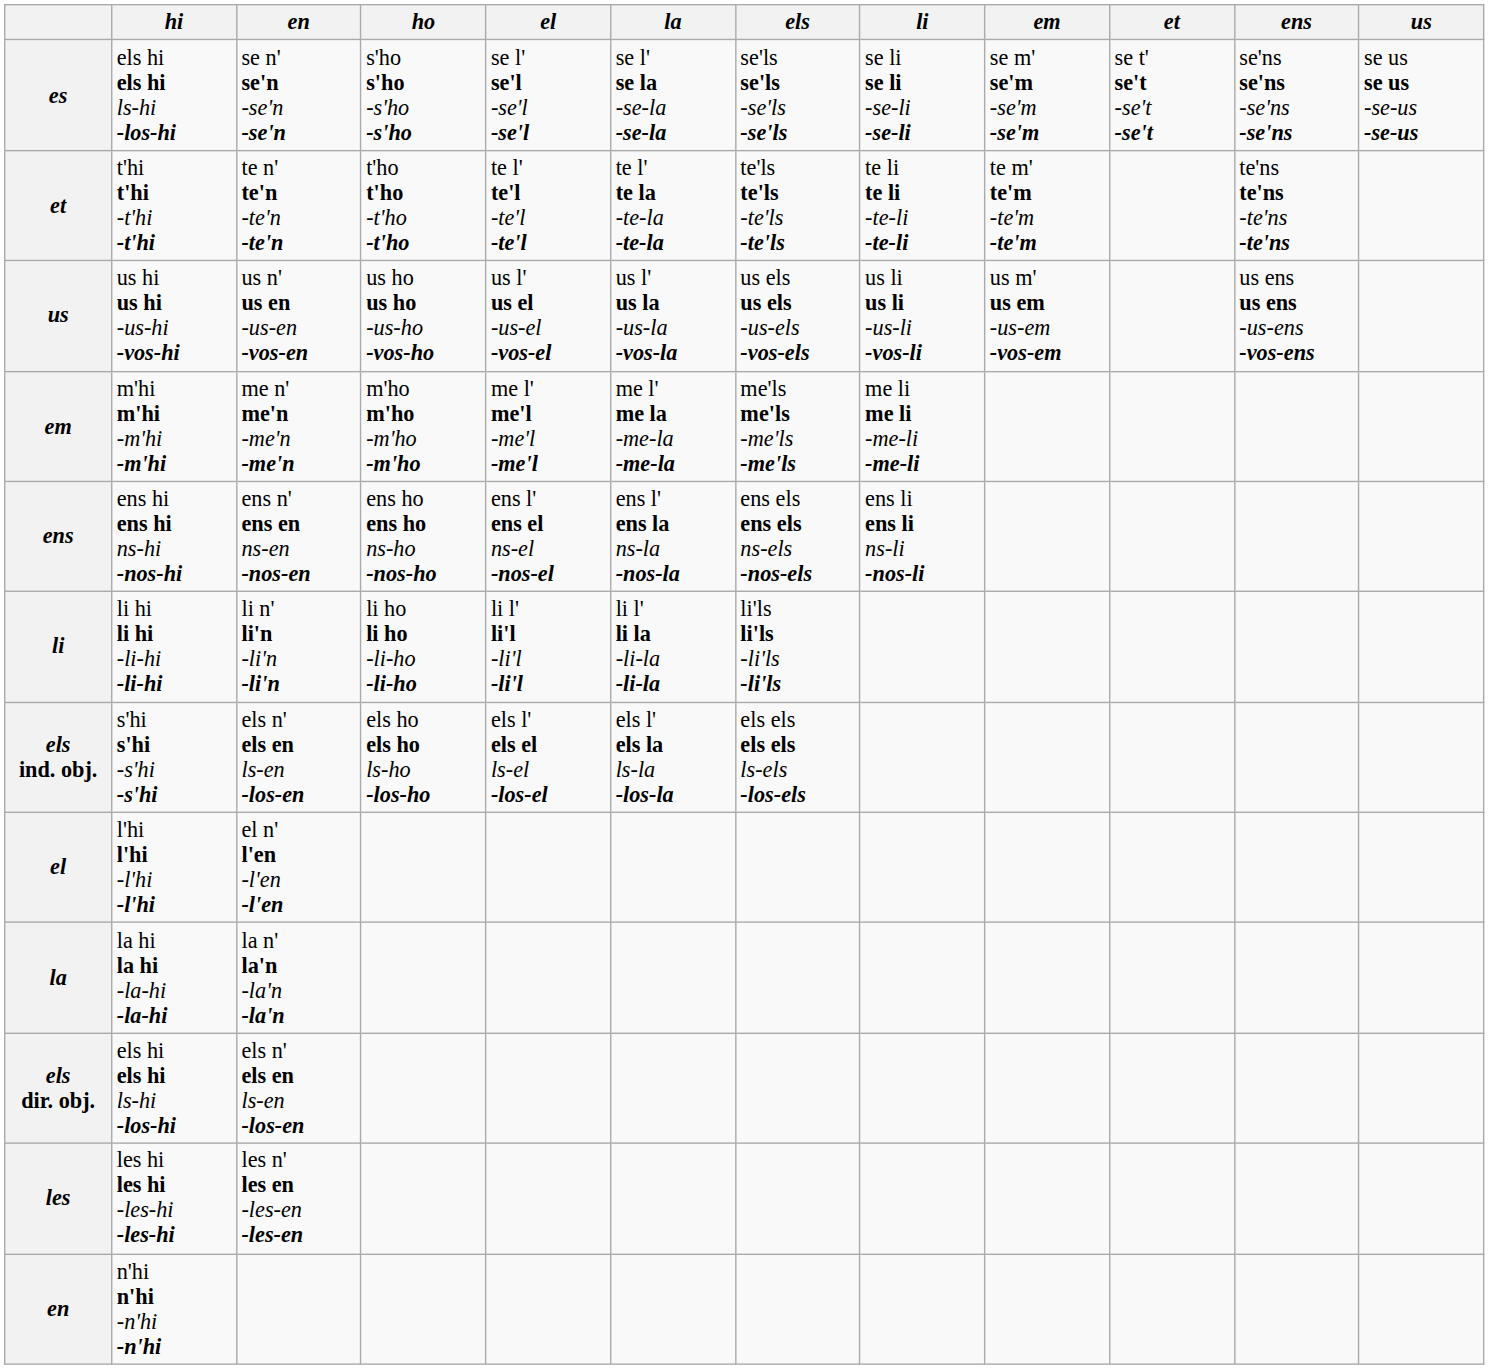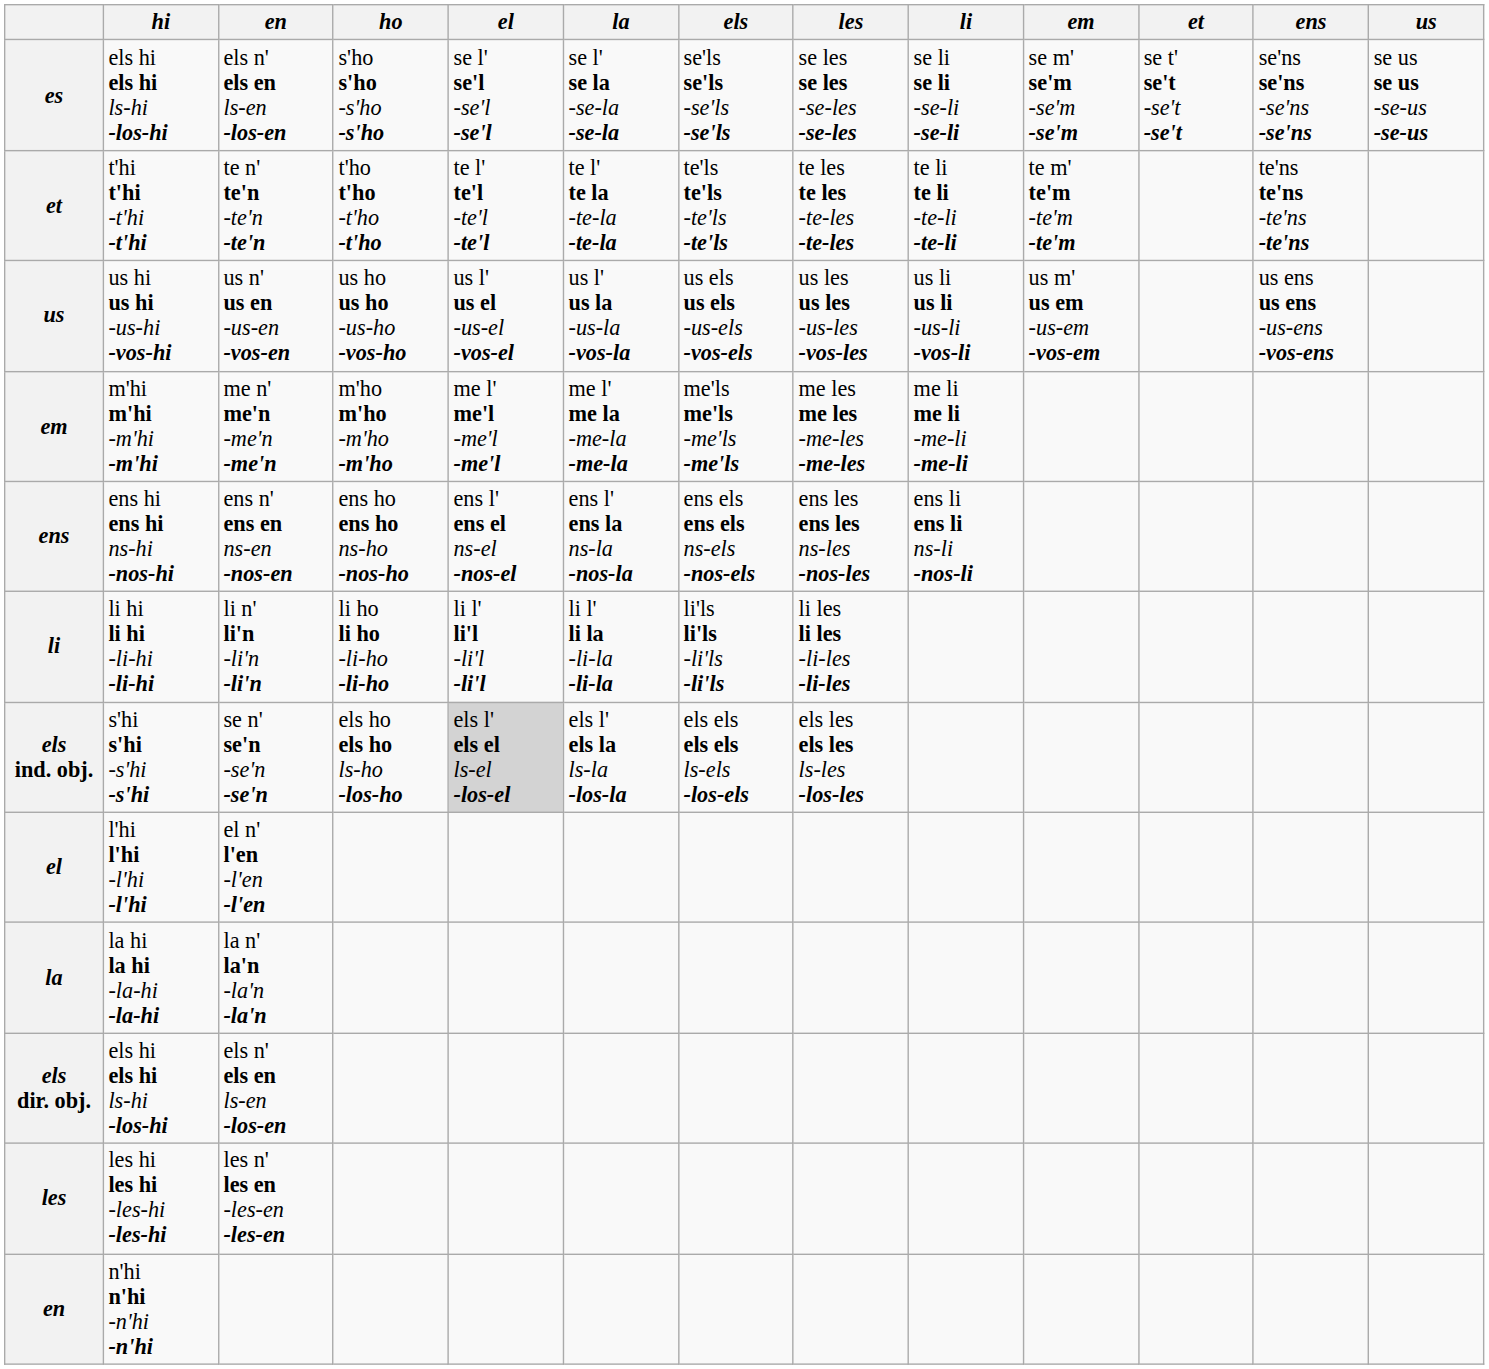+ column: (851, 22)
(264, 94) se n' se'n -se'n -se'n -> (255, 94) els n' els en ls-en -los-en
(273, 756) els n' els en ls-en -los-en -> (246, 756) se n' se'n -se'n -se'n
(519, 756) no background -> (482, 756) lightgrey background
